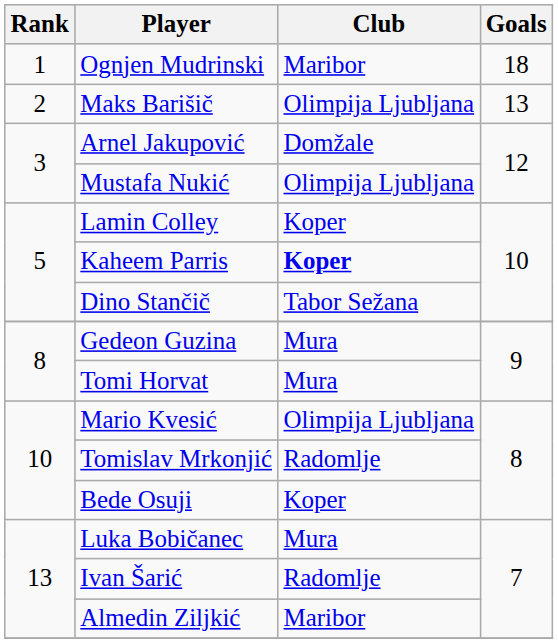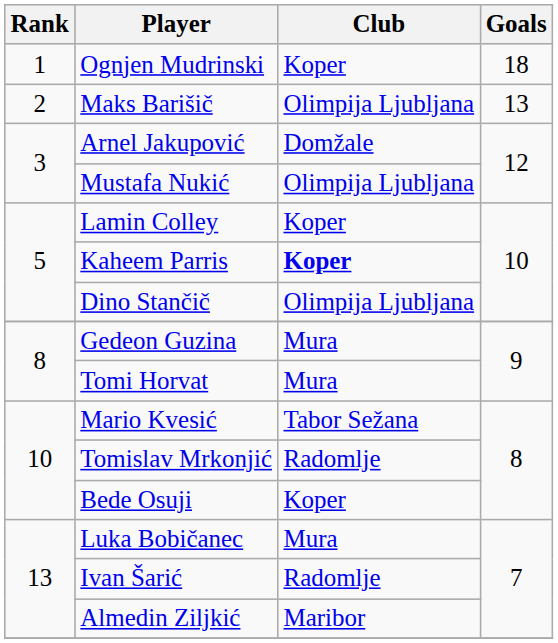(324, 63) Maribor -> (315, 63) Koper
(351, 301) Tabor Sežana -> (379, 301) Olimpija Ljubljana
(379, 420) Olimpija Ljubljana -> (351, 420) Tabor Sežana
